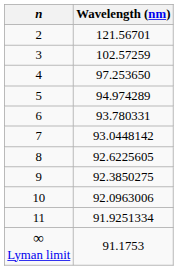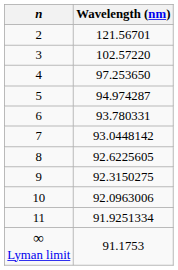(123, 55) 102.57259 -> (123, 55) 102.57220
(123, 95) 94.974289 -> (123, 95) 94.974287
(123, 177) 92.3850275 -> (123, 177) 92.3150275
